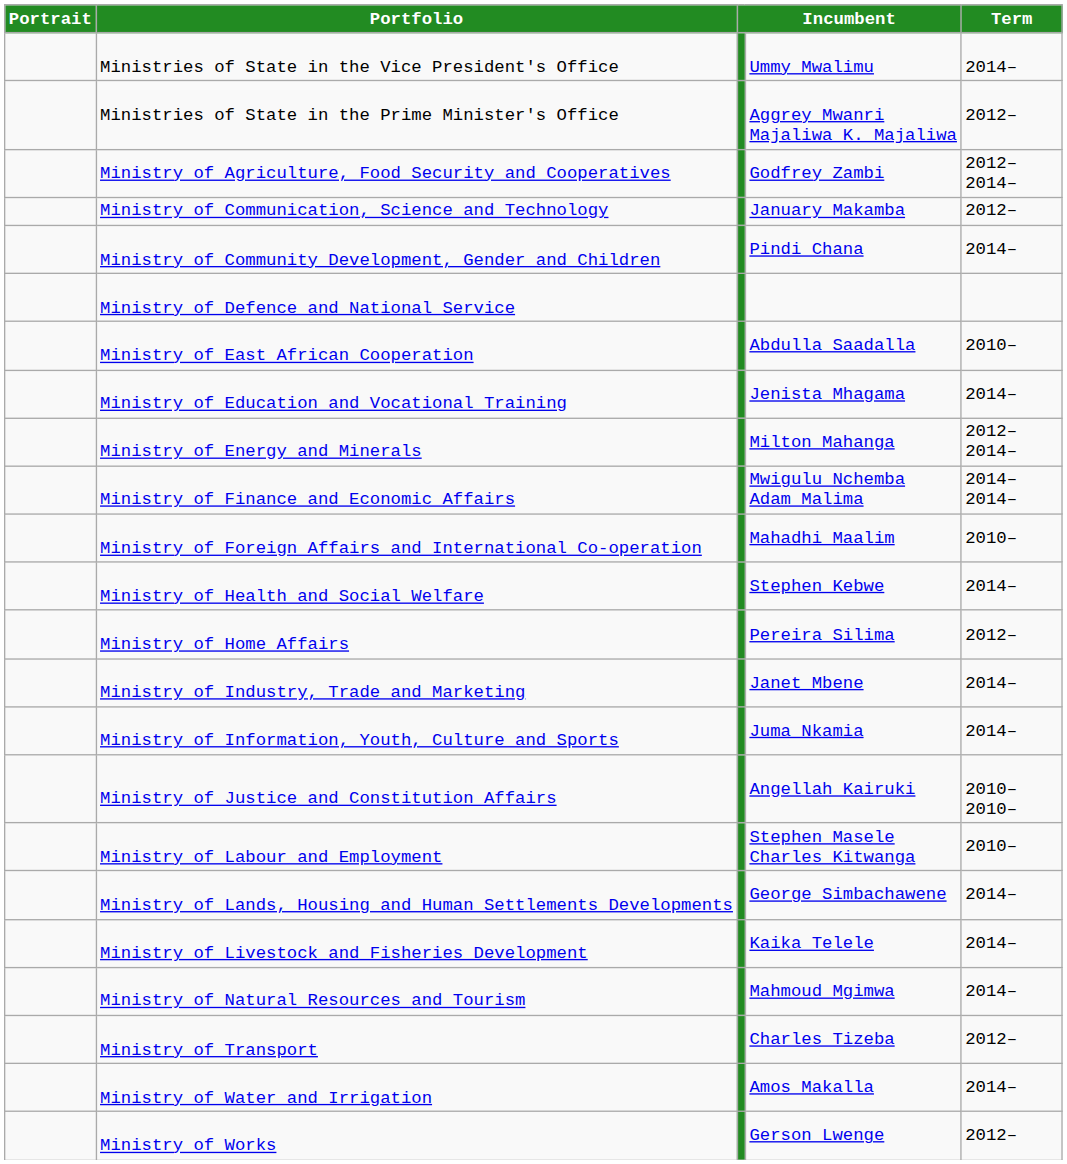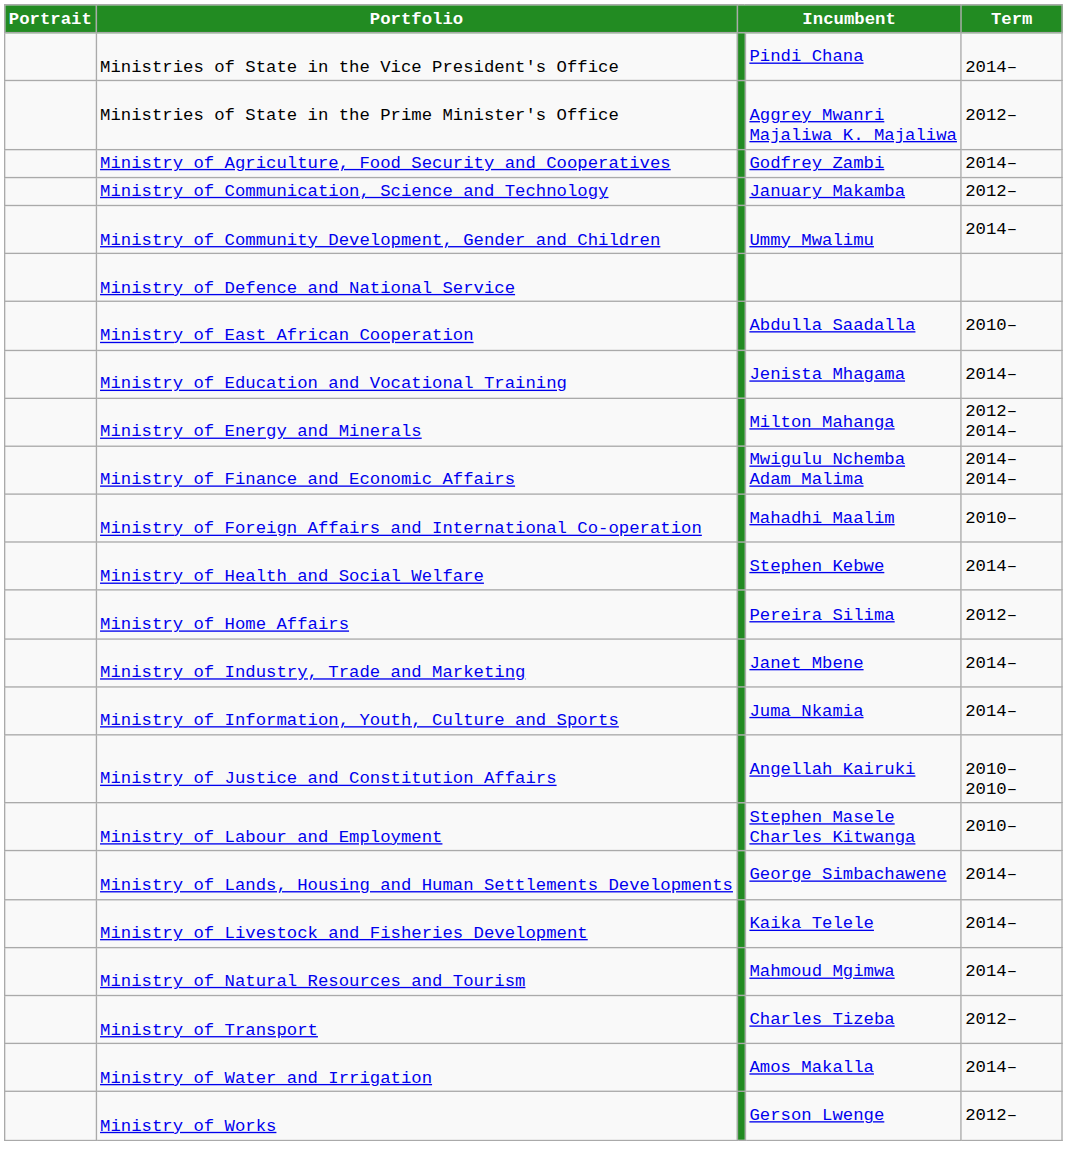(812, 67) Ummy Mwalimu -> (806, 57) Pindi Chana
(991, 173) 2012– 2014– -> (991, 163) 2014–
(806, 249) Pindi Chana -> (812, 239) Ummy Mwalimu
